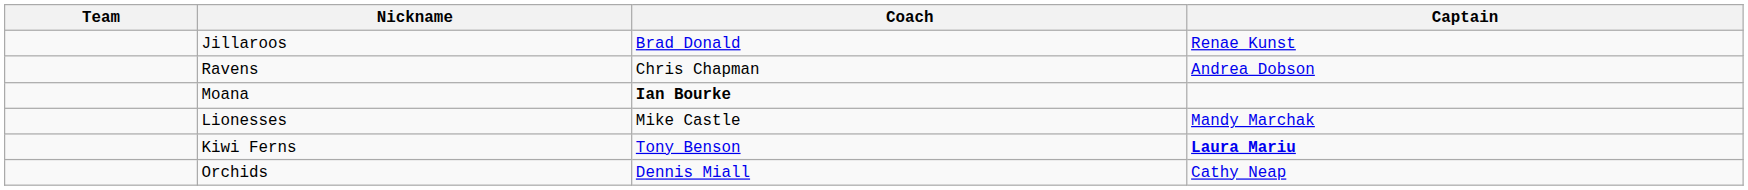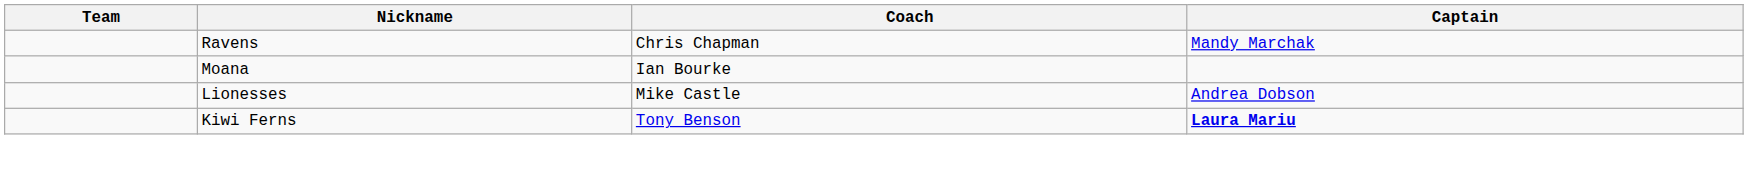- row: (244, 43)
(1253, 69) Andrea Dobson -> (1253, 43) Mandy Marchak
(683, 95) bold -> (683, 69) normal
(1253, 121) Mandy Marchak -> (1253, 95) Andrea Dobson
- row: (235, 173)
